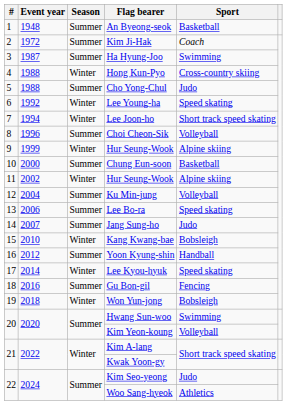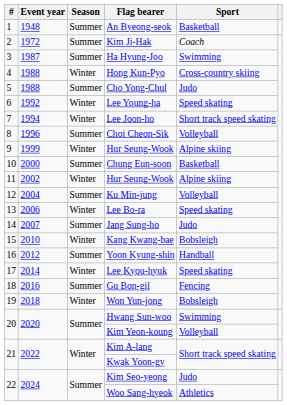(86, 210) Summer -> (83, 210) Winter
